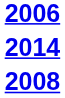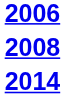rows swapped: (32, 82) <-> (32, 47)
